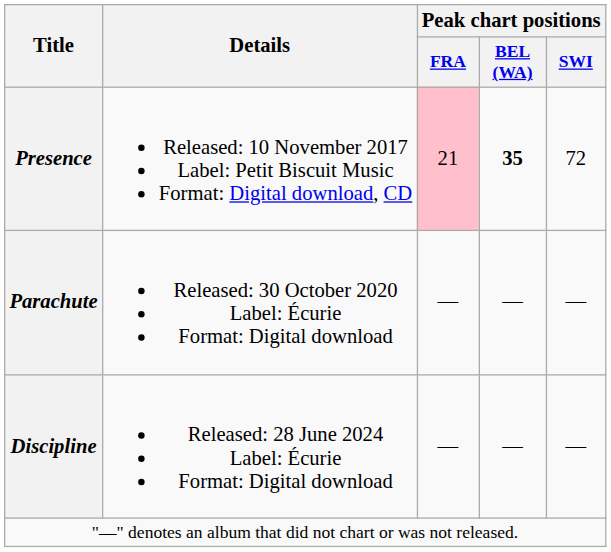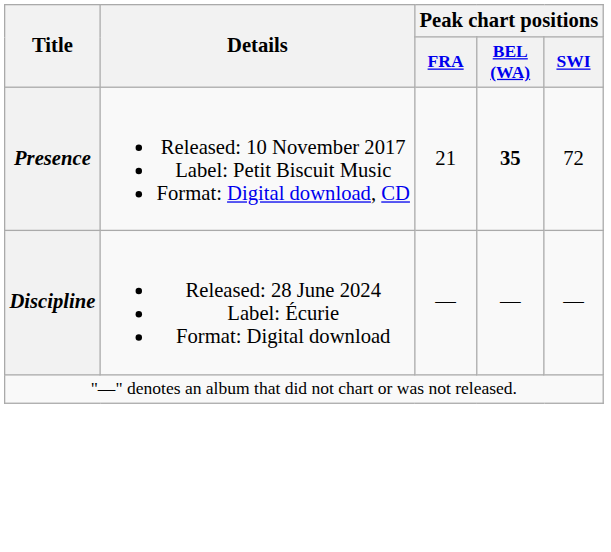(448, 158) pink background -> (446, 158) no background
- row: (54, 302)
